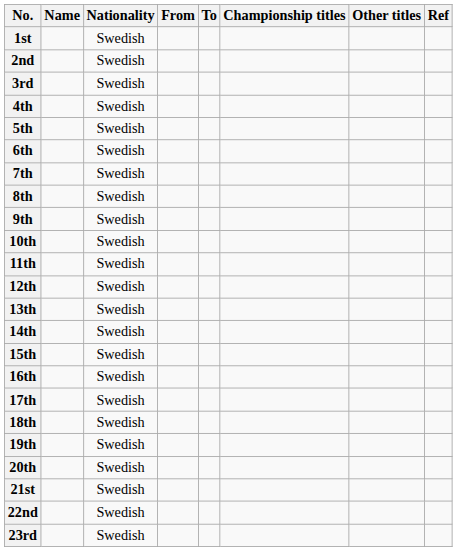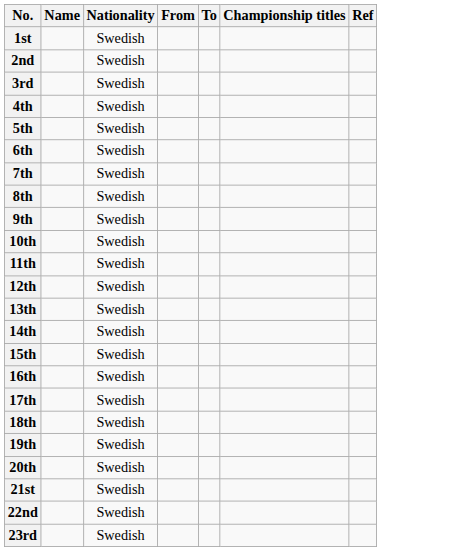- column: (387, 15)
